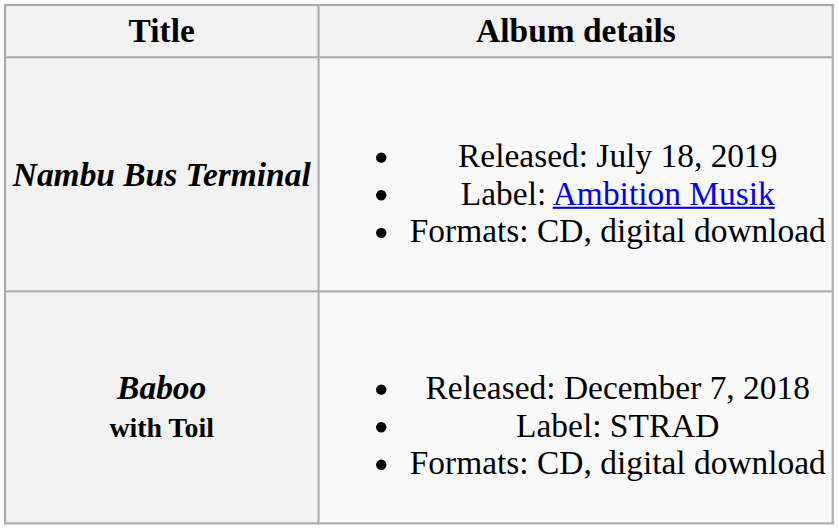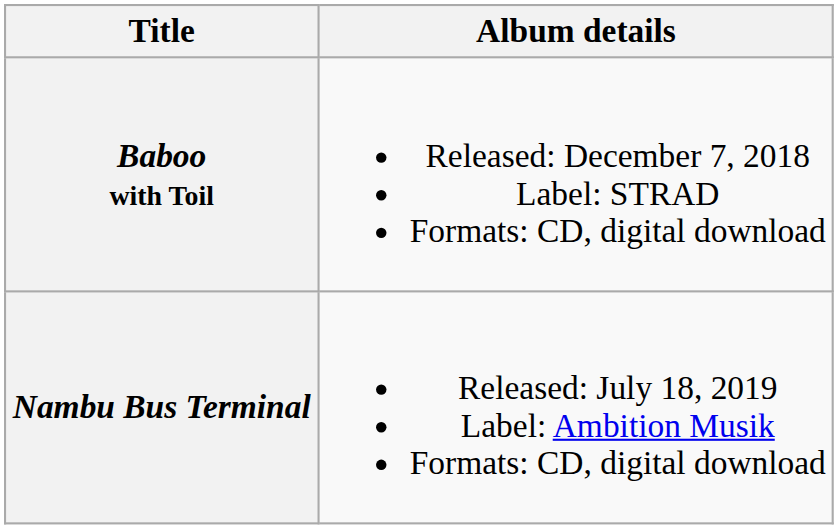rows swapped: (162, 406) <-> (162, 173)
